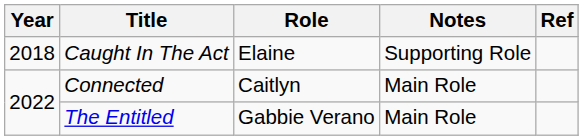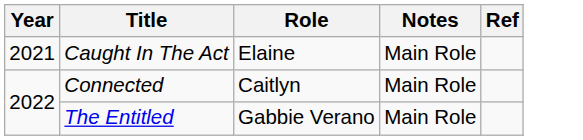(32, 53) 2018 -> (32, 53) 2021
(458, 53) Supporting Role -> (430, 53) Main Role
